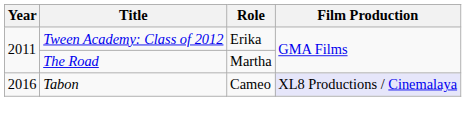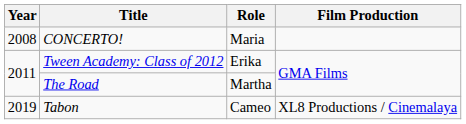+ row: (83, 38)
(22, 84) 2016 -> (22, 107) 2019
(368, 84) lavender background -> (368, 107) no background
